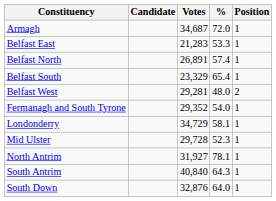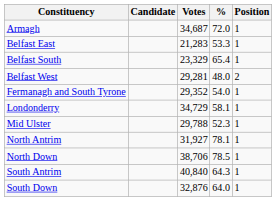- row: (34, 60)
(194, 140) 29,728 -> (194, 124) 29,788
+ row: (32, 156)
